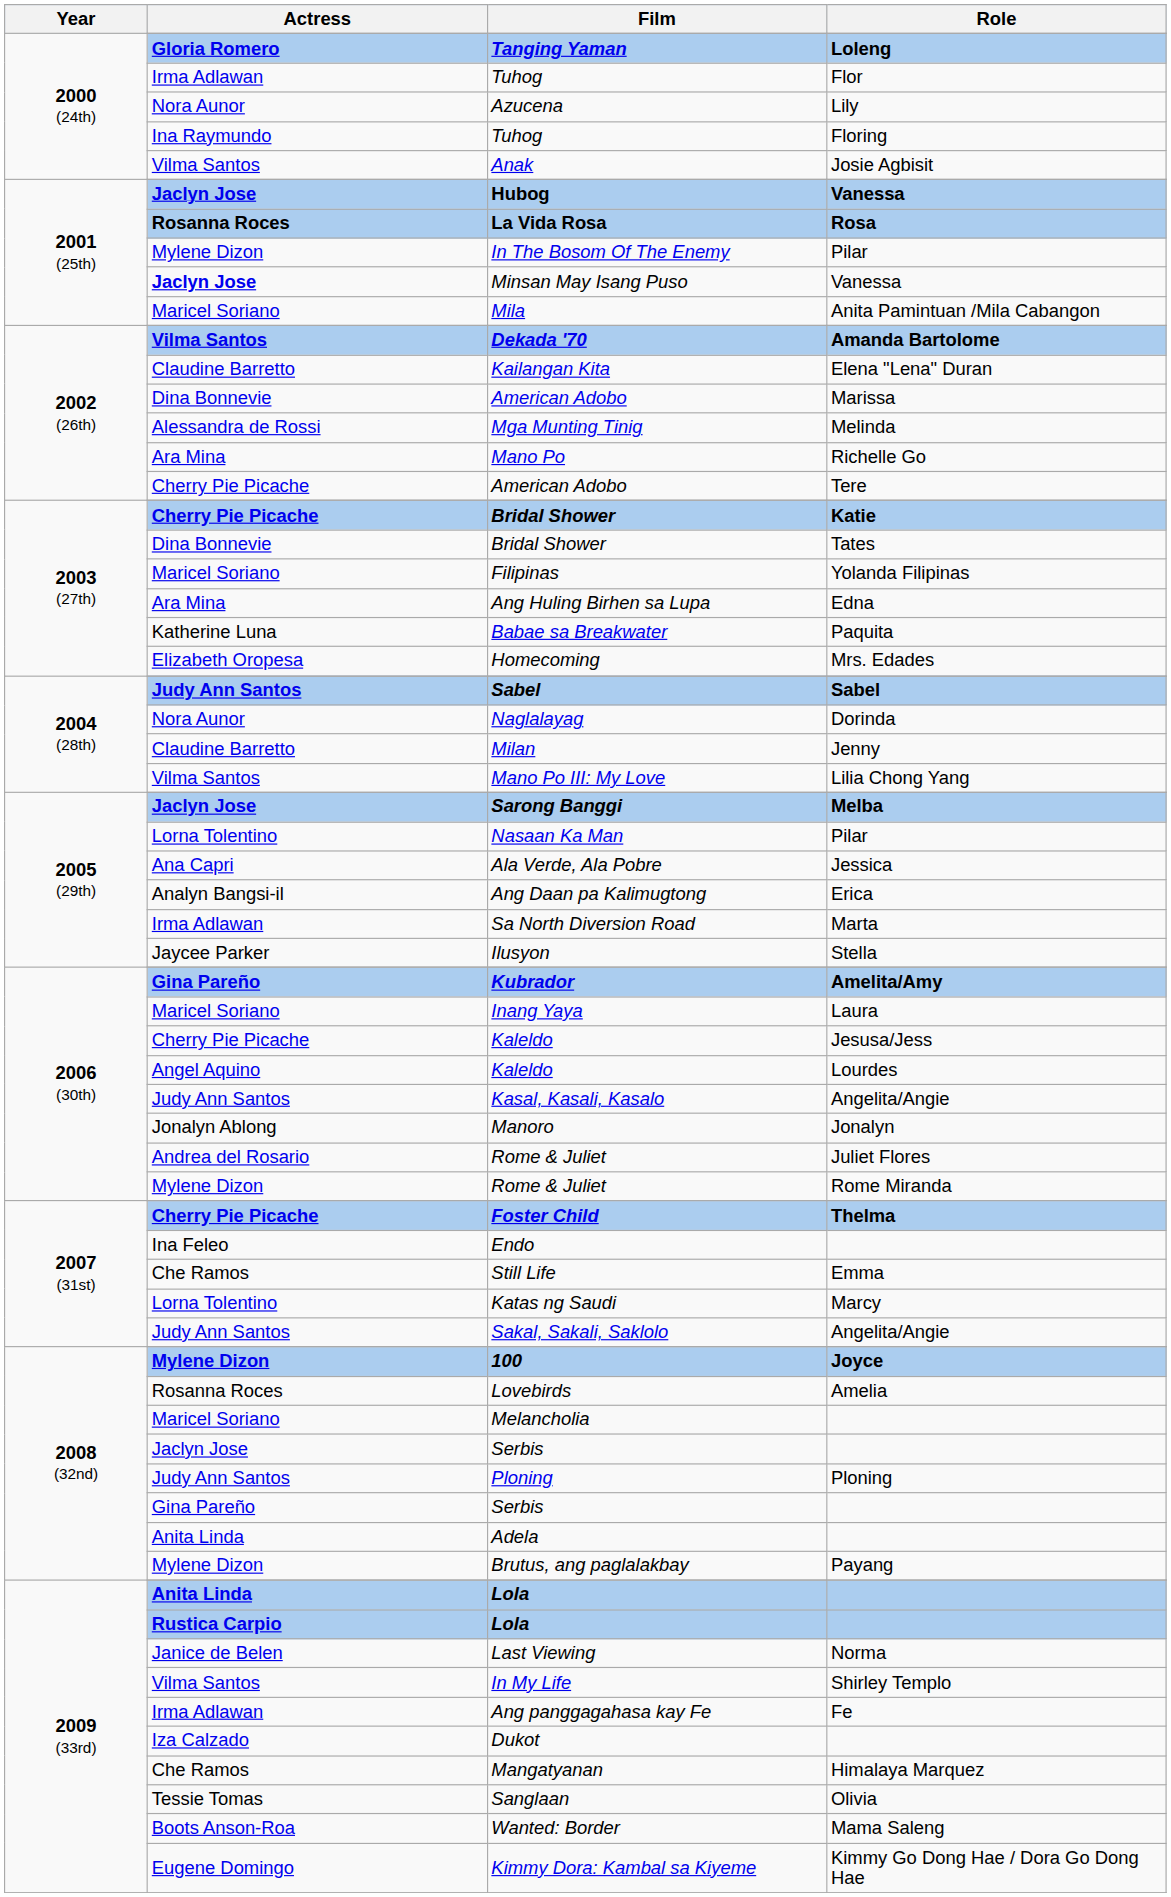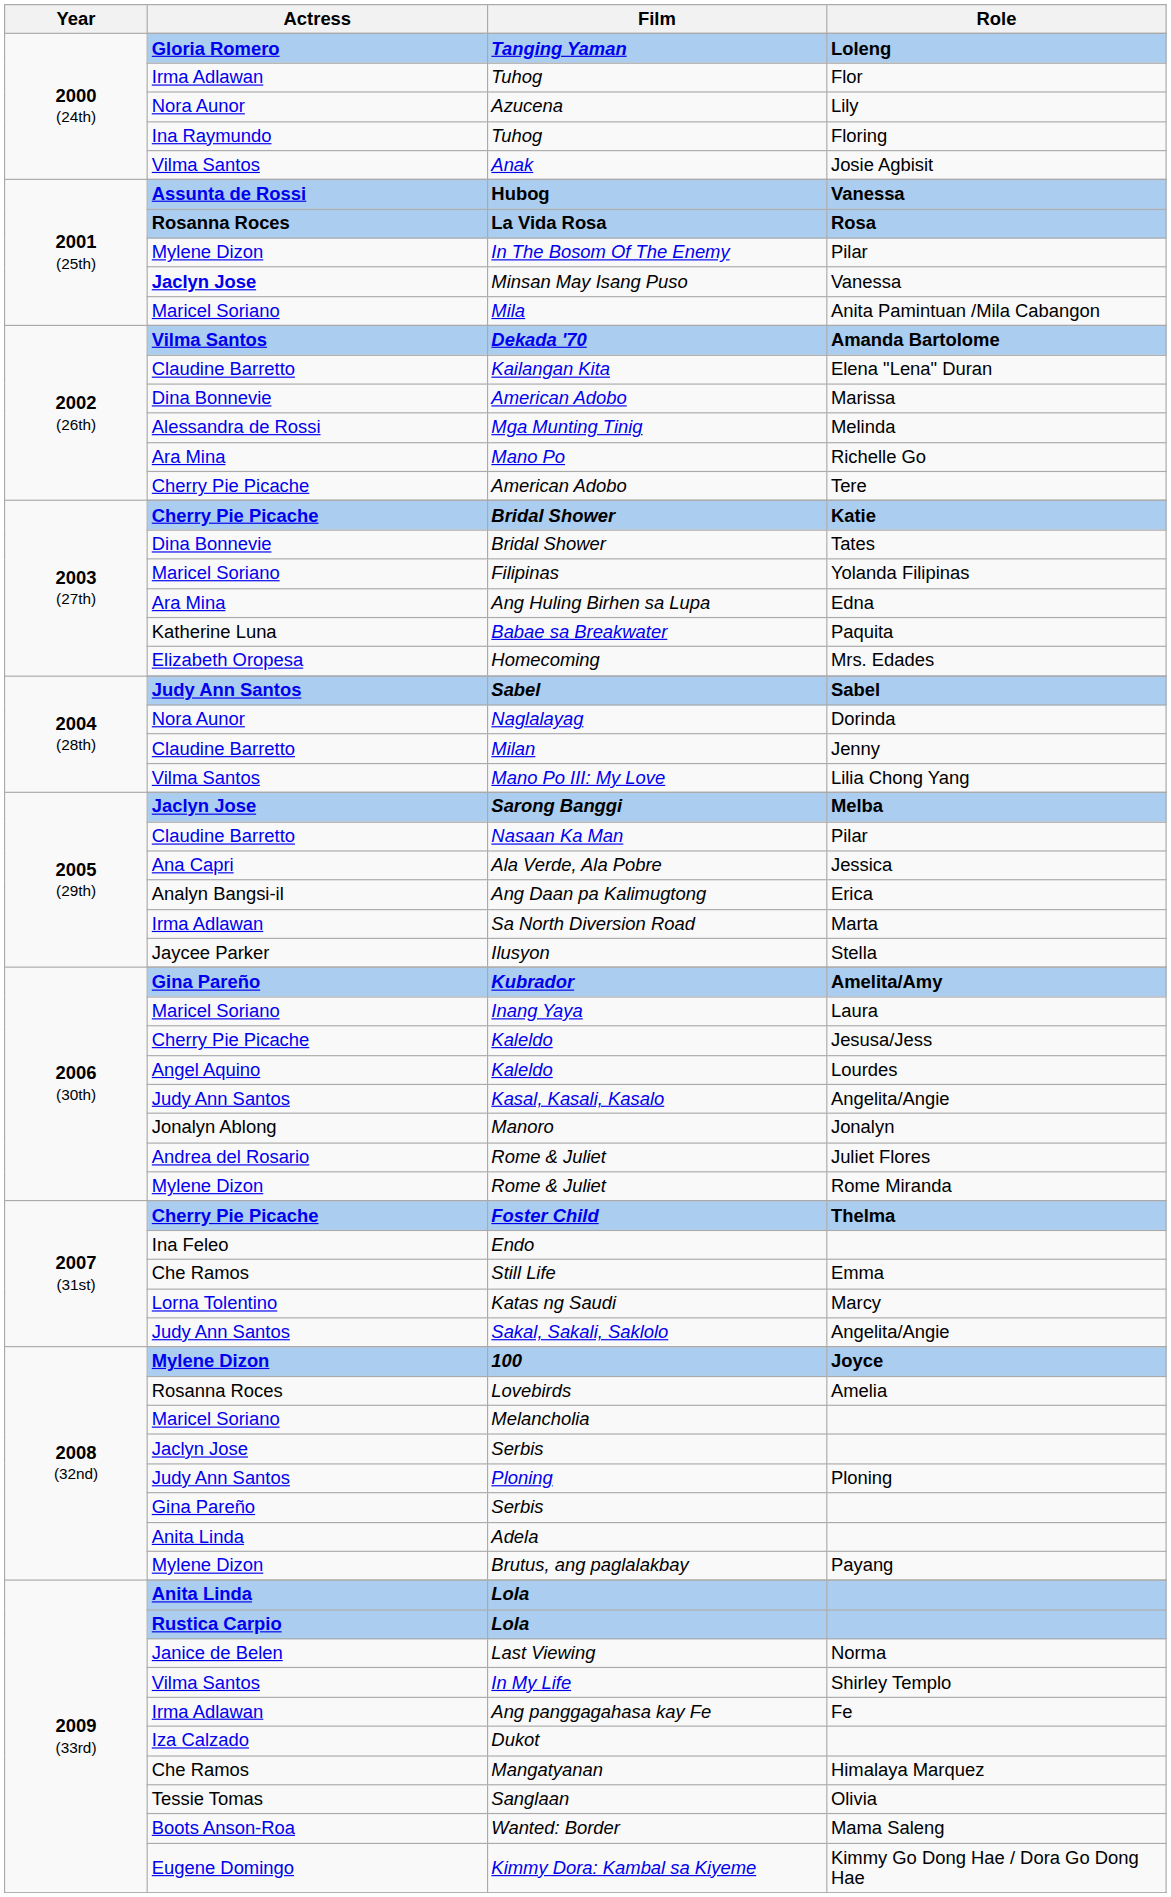(204, 194) Jaclyn Jose -> (229, 194) Assunta de Rossi
(215, 836) Lorna Tolentino -> (223, 836) Claudine Barretto
